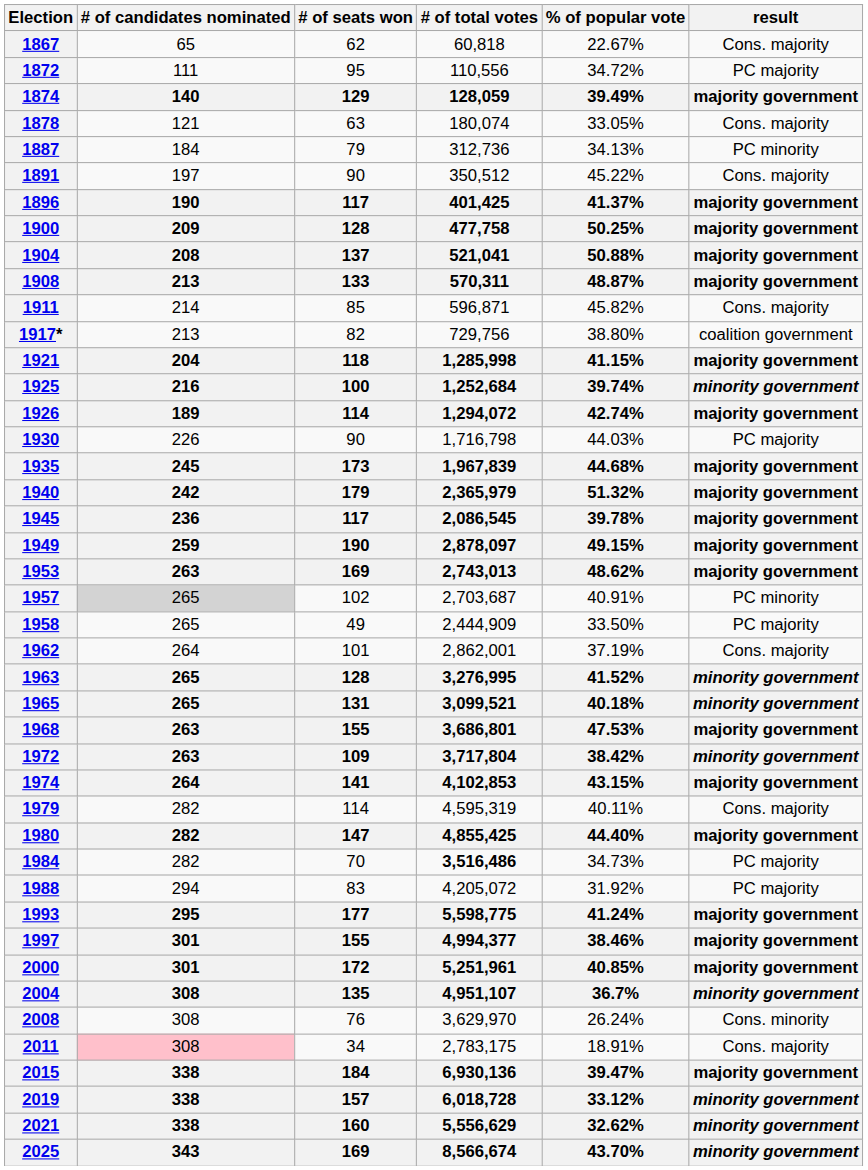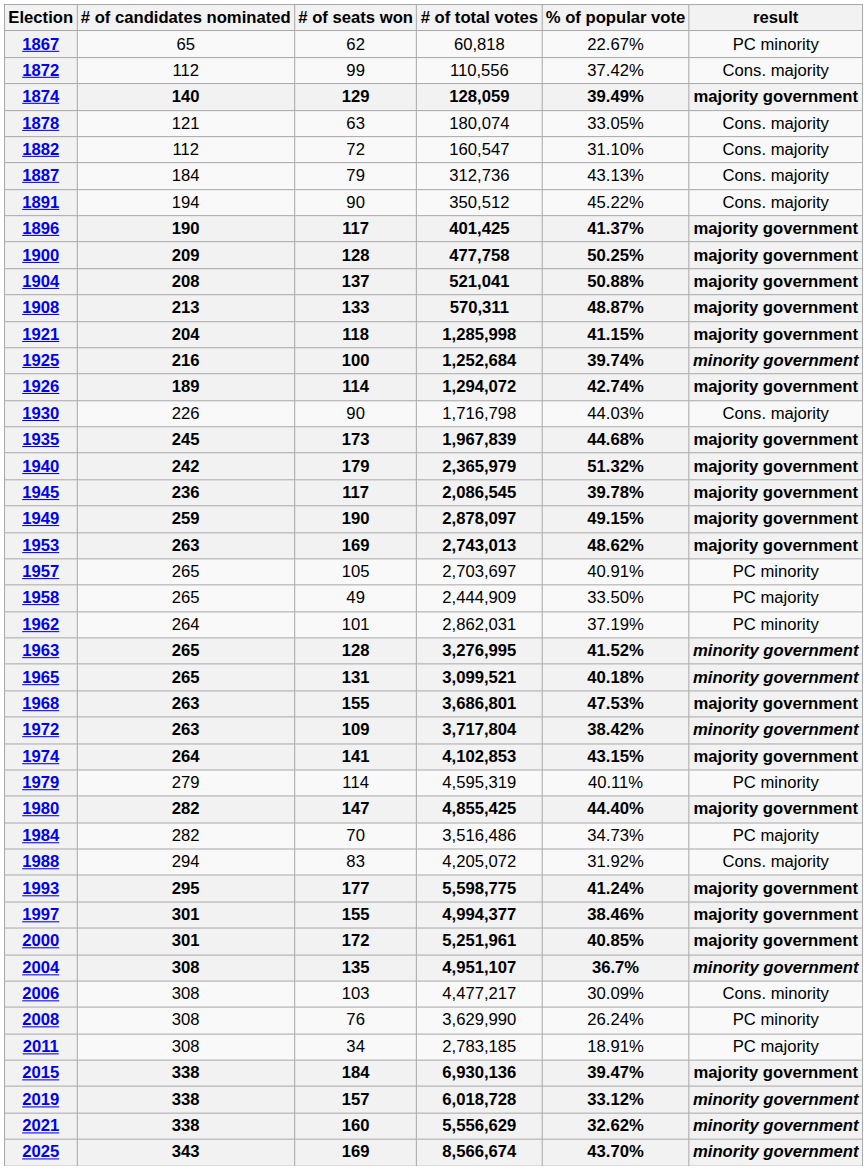(776, 44) Cons. majority -> (776, 44) PC minority
(186, 70) 111 -> (186, 70) 112
(356, 70) 95 -> (356, 70) 99
(616, 70) 34.72% -> (616, 70) 37.42%
(776, 70) PC majority -> (776, 70) Cons. majority
+ row: (41, 149)
(616, 149) 34.13% -> (616, 176) 43.13%
(776, 149) PC minority -> (776, 176) Cons. majority
(186, 176) 197 -> (186, 202) 194
- row: (41, 307)
- row: (41, 334)
(776, 439) PC majority -> (776, 413) Cons. majority
(186, 598) lightgrey background -> (186, 571) no background
(356, 598) 102 -> (356, 571) 105
(479, 598) 2,703,687 -> (479, 571) 2,703,697
(479, 651) 2,862,001 -> (479, 624) 2,862,031
(776, 651) Cons. majority -> (776, 624) PC minority
(186, 809) 282 -> (186, 783) 279
(776, 809) Cons. majority -> (776, 783) PC minority
(479, 862) bold -> (479, 835) normal
(776, 888) PC majority -> (776, 862) Cons. majority
+ row: (41, 994)
(479, 1020) 3,629,970 -> (479, 1020) 3,629,990
(776, 1020) Cons. minority -> (776, 1020) PC minority
(186, 1046) pink background -> (186, 1046) no background
(479, 1046) 2,783,175 -> (479, 1046) 2,783,185
(776, 1046) Cons. majority -> (776, 1046) PC majority
